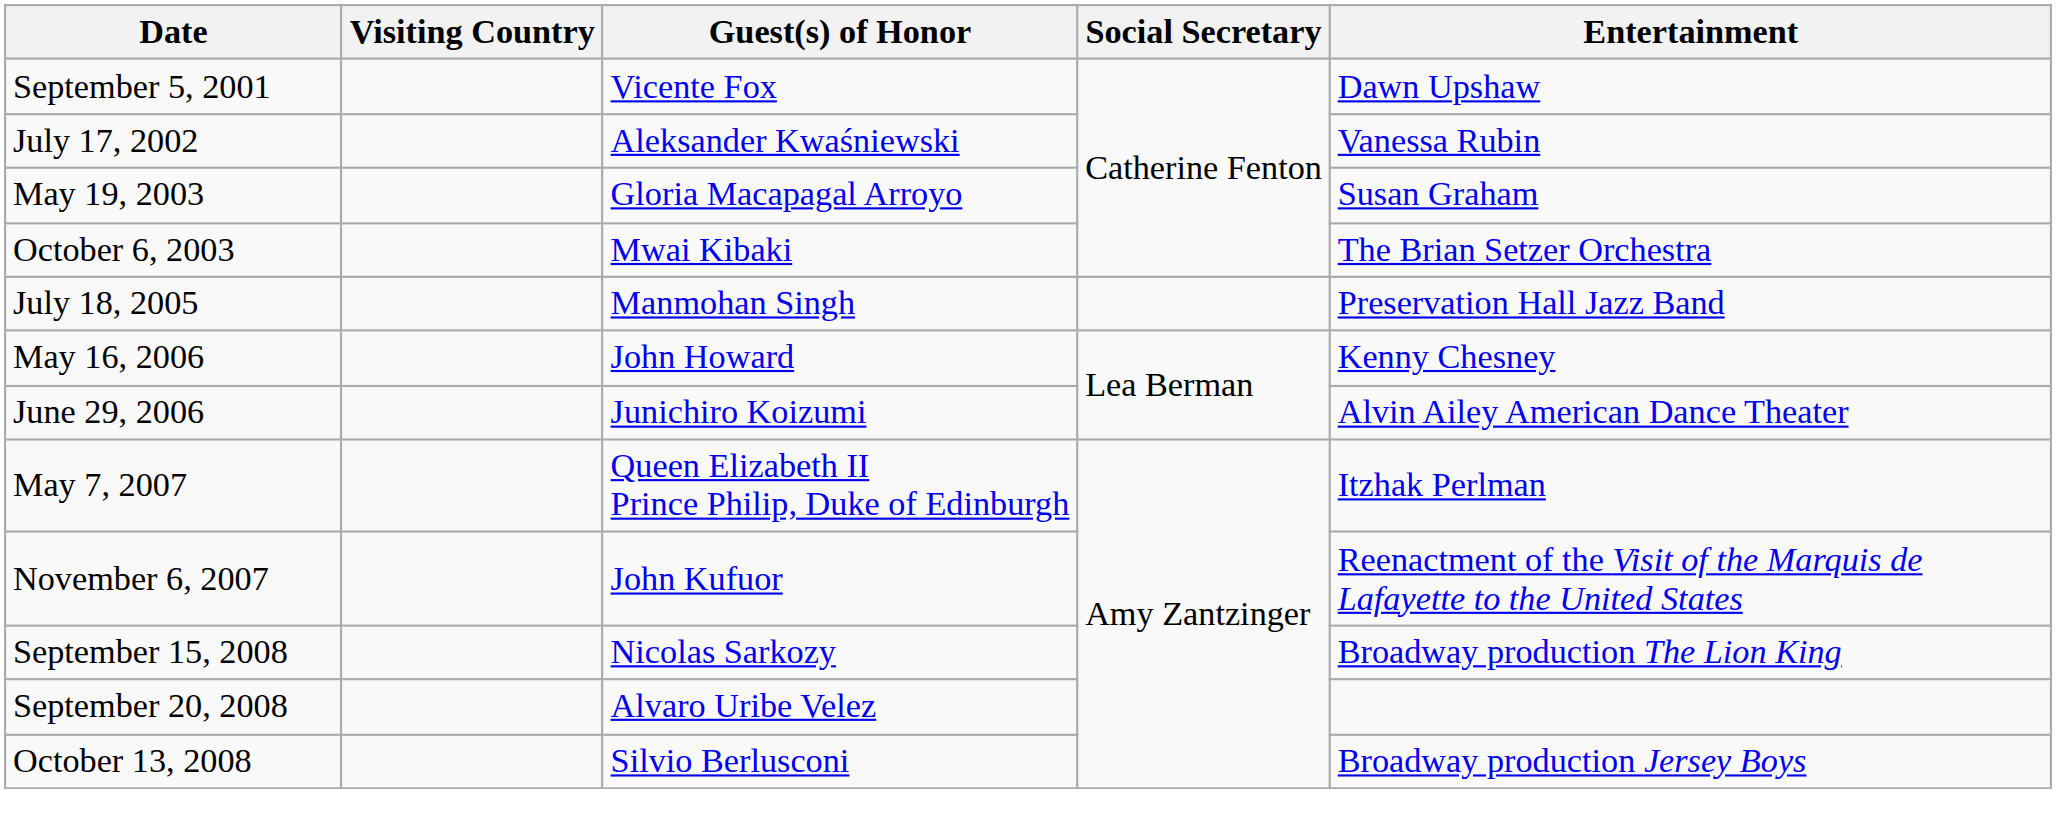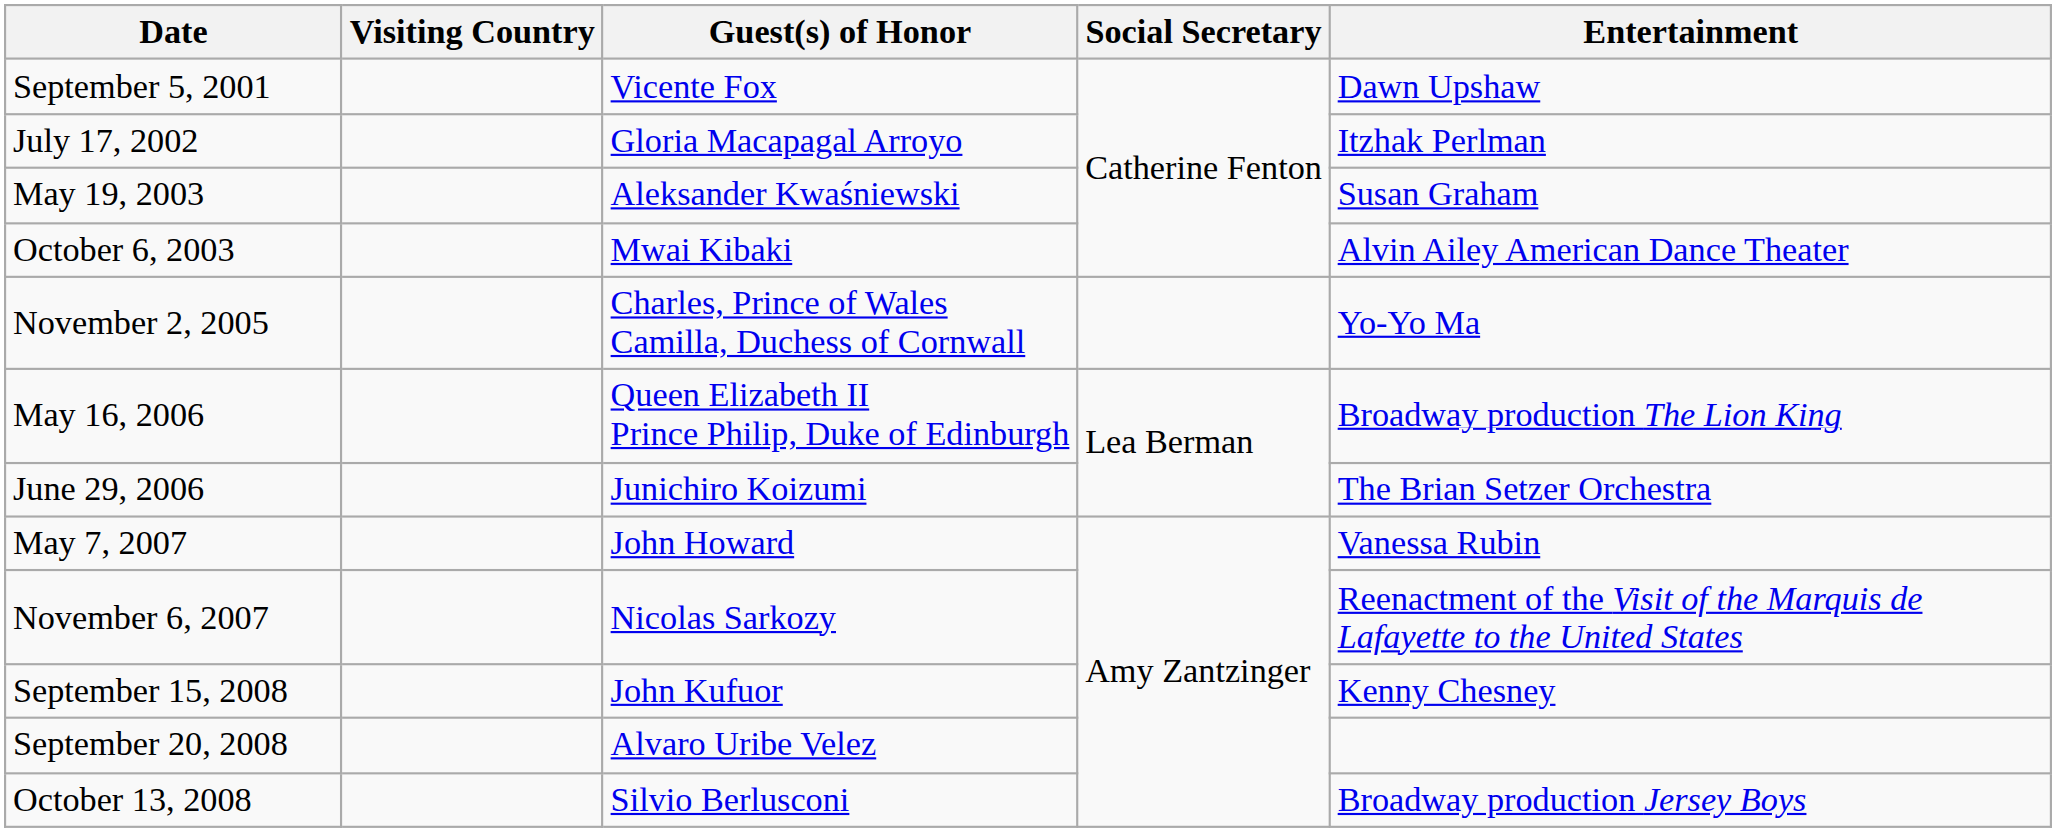(785, 140) Aleksander Kwaśniewski -> (787, 140) Gloria Macapagal Arroyo
(1439, 140) Vanessa Rubin -> (1442, 140) Itzhak Perlman
(787, 194) Gloria Macapagal Arroyo -> (785, 194) Aleksander Kwaśniewski
(1525, 248) The Brian Setzer Orchestra -> (1593, 248) Alvin Ailey American Dance Theater
- row: (106, 303)
+ row: (141, 322)
(702, 357) John Howard -> (840, 415) Queen Elizabeth II Prince Philip, Duke of Edinburgh
(1447, 357) Kenny Chesney -> (1590, 415) Broadway production The Lion King
(1593, 411) Alvin Ailey American Dance Theater -> (1525, 488) The Brian Setzer Orchestra
(840, 485) Queen Elizabeth II Prince Philip, Duke of Edinburgh -> (702, 543) John Howard
(1442, 485) Itzhak Perlman -> (1439, 543) Vanessa Rubin
(697, 578) John Kufuor -> (723, 616) Nicolas Sarkozy
(723, 651) Nicolas Sarkozy -> (697, 690) John Kufuor
(1590, 651) Broadway production The Lion King -> (1447, 690) Kenny Chesney
